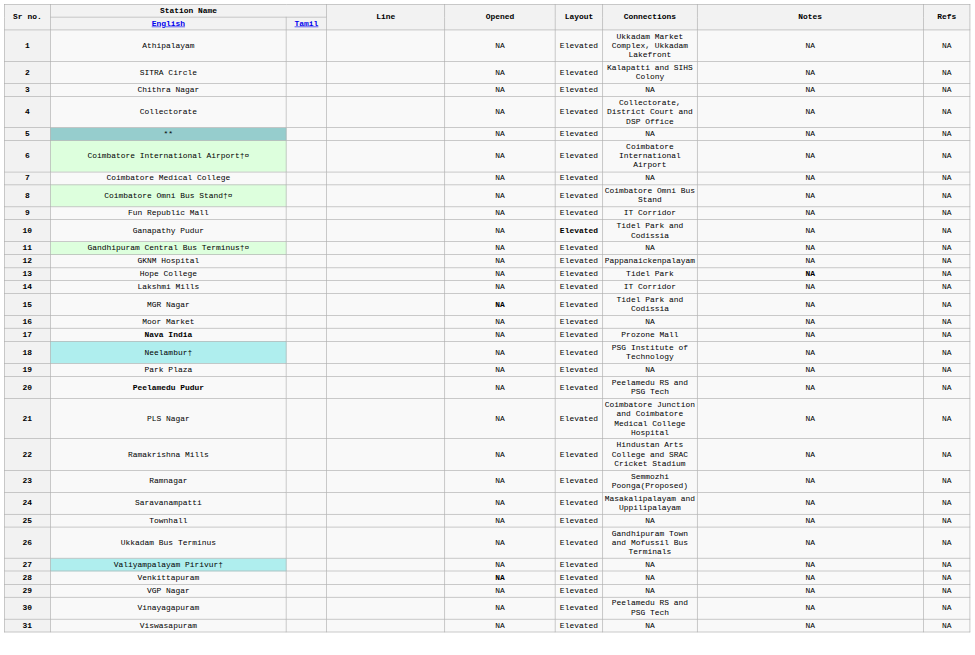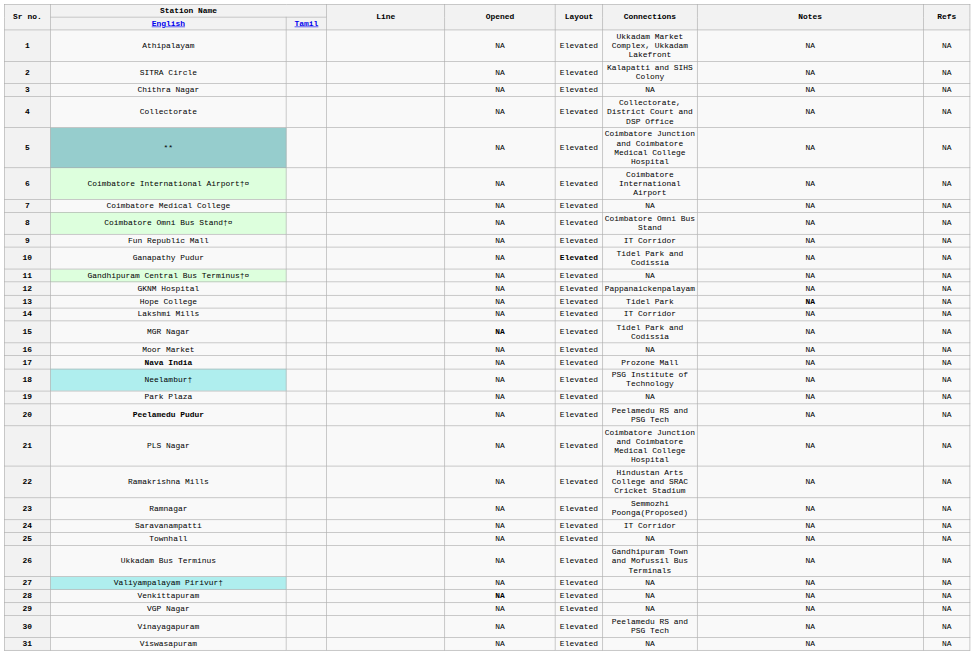(650, 134) NA -> (650, 148) Coimbatore Junction and Coimbatore Medical College Hospital
(650, 503) Masakalipalayam and Uppilipalayam -> (650, 526) IT Corridor
